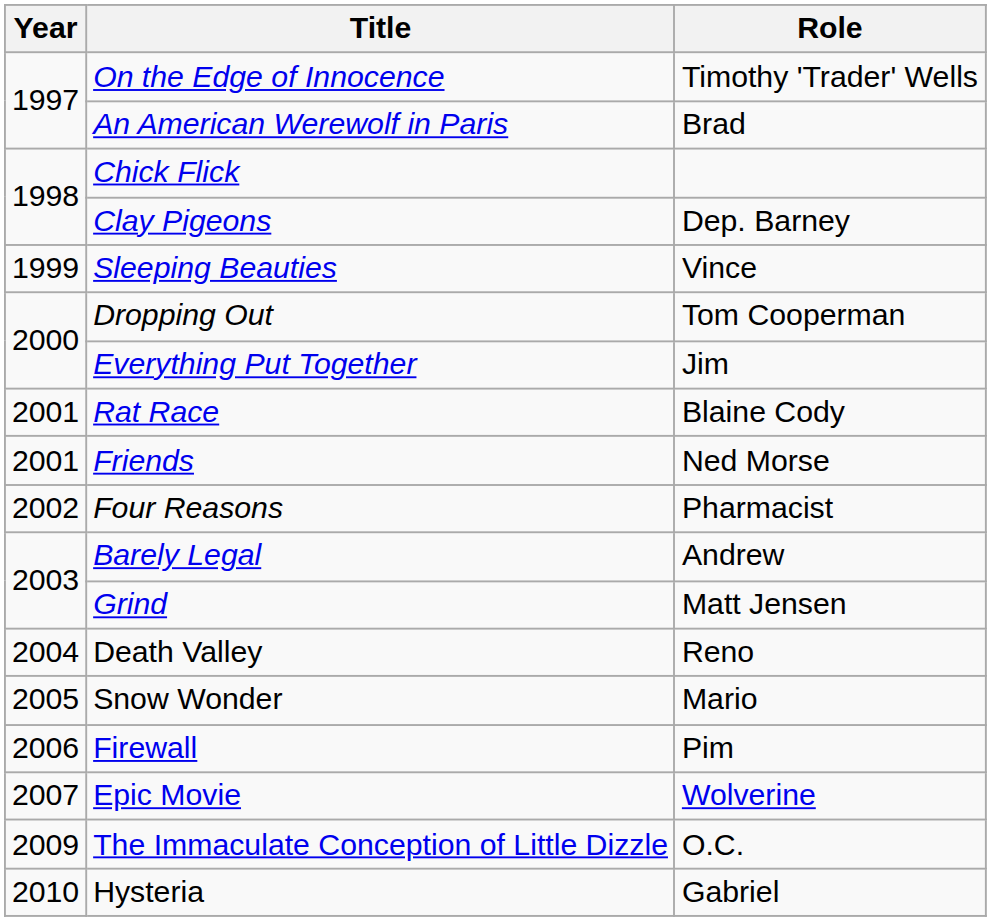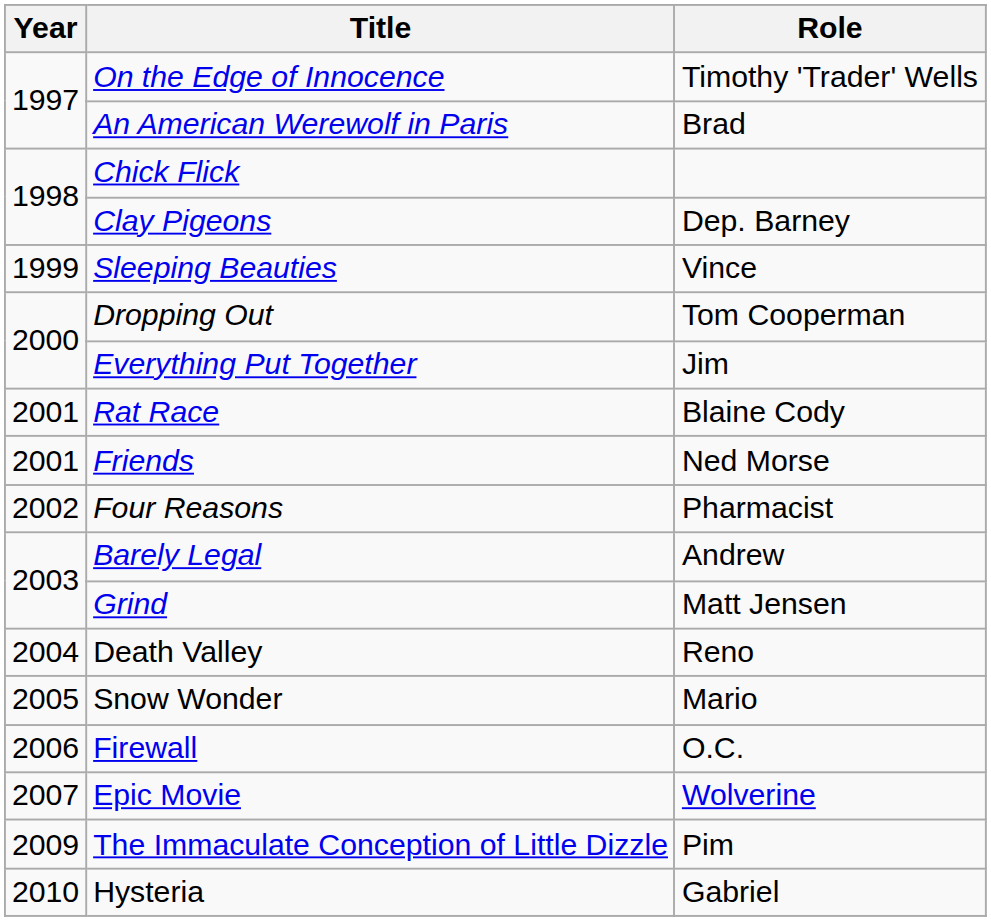(708, 747) Pim -> (713, 747) O.C.
(713, 843) O.C. -> (708, 843) Pim
